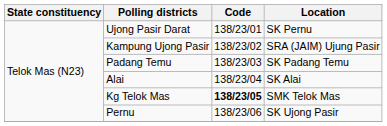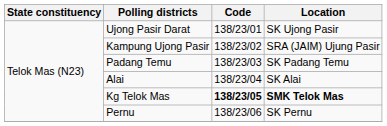(289, 29) SK Pernu -> (303, 29) SK Ujong Pasir
(303, 96) normal -> (305, 96) bold
(303, 113) SK Ujong Pasir -> (289, 113) SK Pernu
